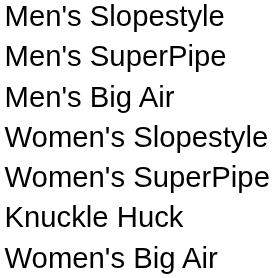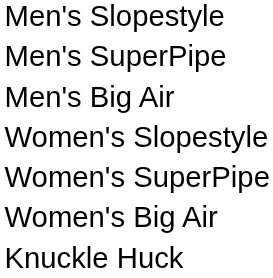rows swapped: (111, 258) <-> (94, 217)
